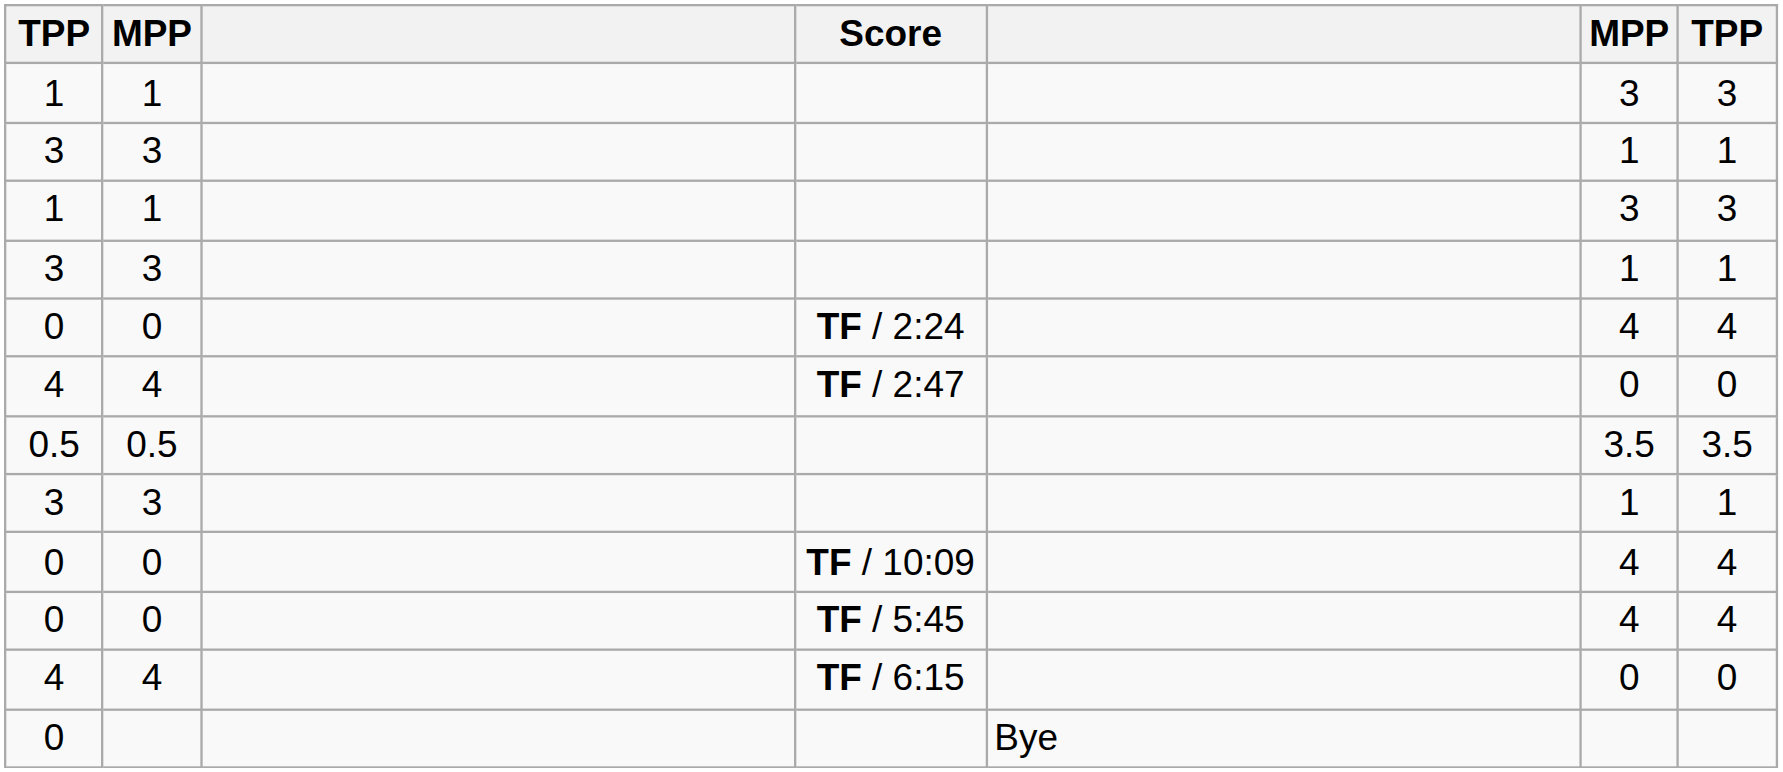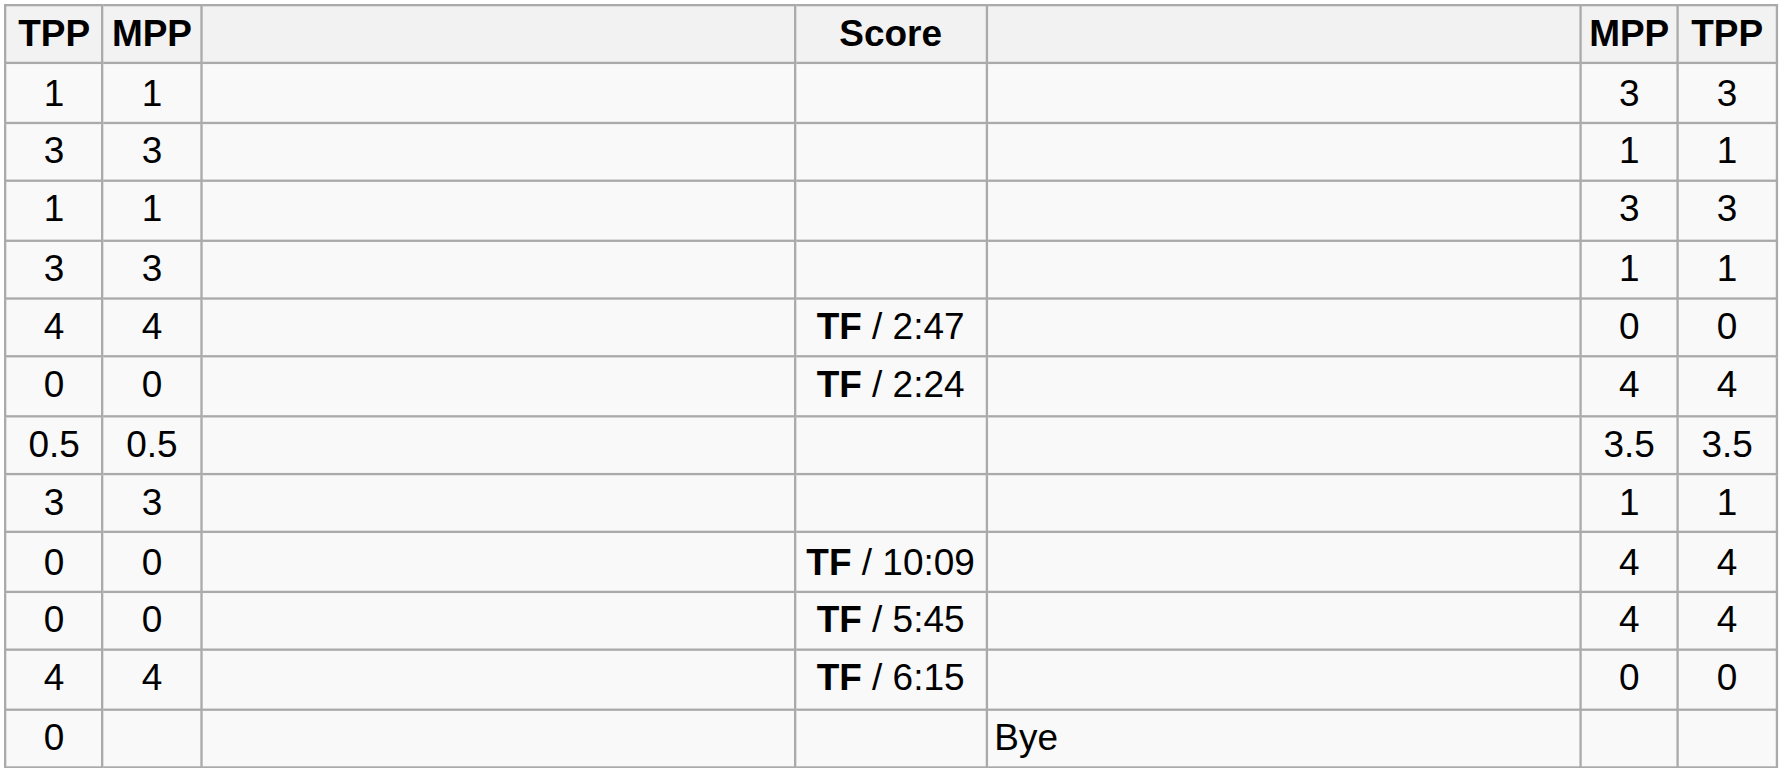rows swapped: (152, 385) <-> (152, 326)
